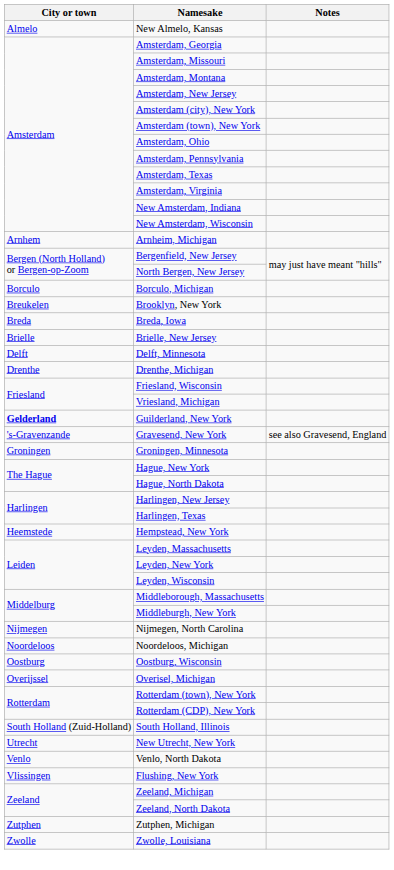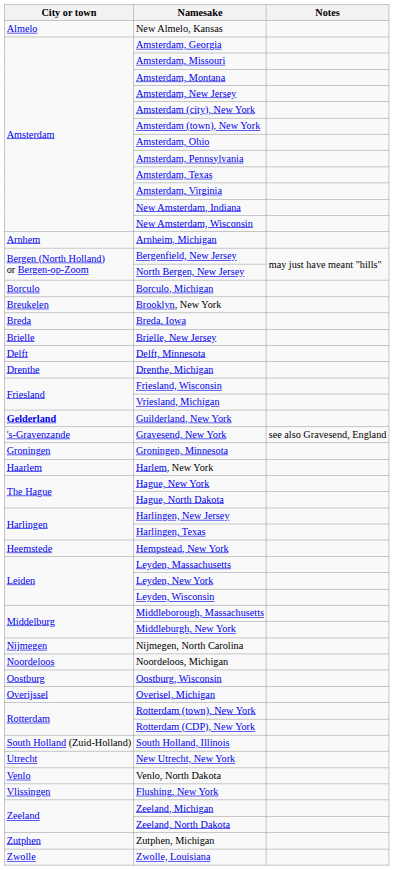+ row: (175, 467)
